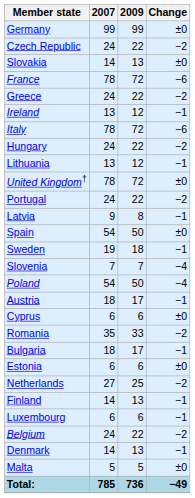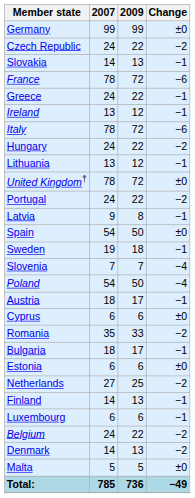(181, 63) ±0 -> (181, 63) −1
(181, 96) −2 -> (181, 96) −1
(181, 451) −1 -> (181, 451) −2
